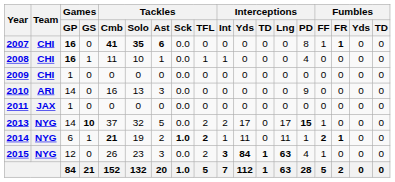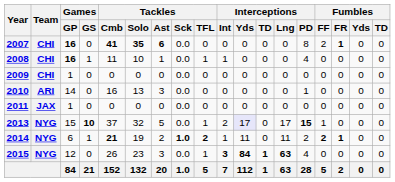(323, 43) 1 -> (323, 43) 2
(306, 91) 9 -> (306, 91) 1
(70, 122) 14 -> (70, 122) 15
(205, 122) 2 -> (205, 122) 1
(245, 122) no background -> (245, 122) lavender background
(306, 138) 1 -> (306, 138) 2
(205, 153) 2 -> (205, 153) 1
(323, 153) 1 -> (323, 153) 0
